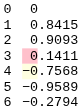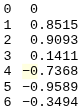(62, 25) 8415 -> (62, 25) 8515
(34, 56) pink background -> (34, 56) no background
(62, 72) 7568 -> (62, 72) 7368
(62, 102) 2794 -> (62, 102) 3494
